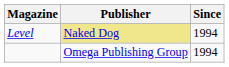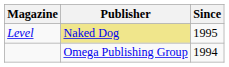(206, 33) 1994 -> (206, 33) 1995
